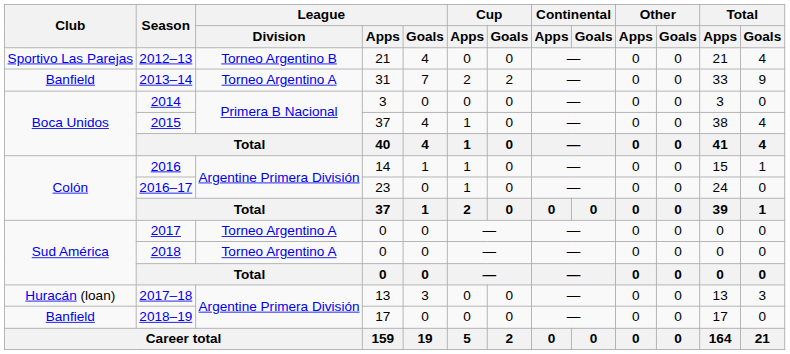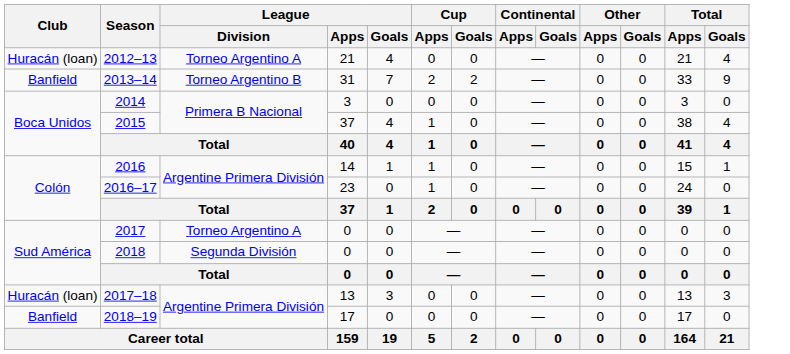(70, 58) Sportivo Las Parejas -> (53, 58) Huracán (loan)
(279, 58) Torneo Argentino B -> (244, 58) Torneo Argentino A
(279, 79) Torneo Argentino A -> (244, 79) Torneo Argentino B
(279, 252) Torneo Argentino A -> (244, 252) Segunda División
